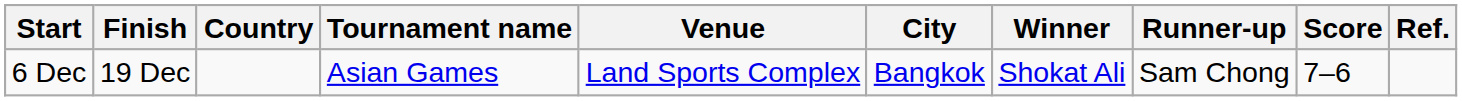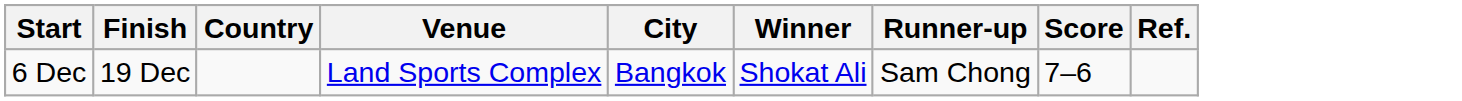- column: (450, 27)
